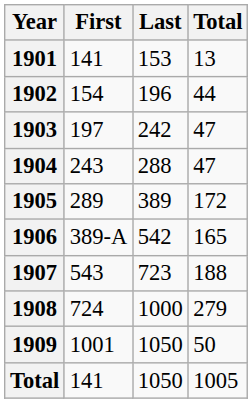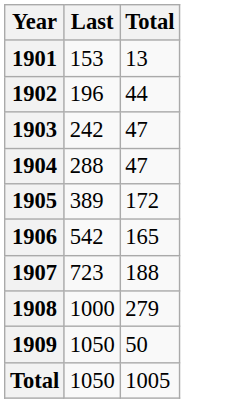- column: (98, 22)
